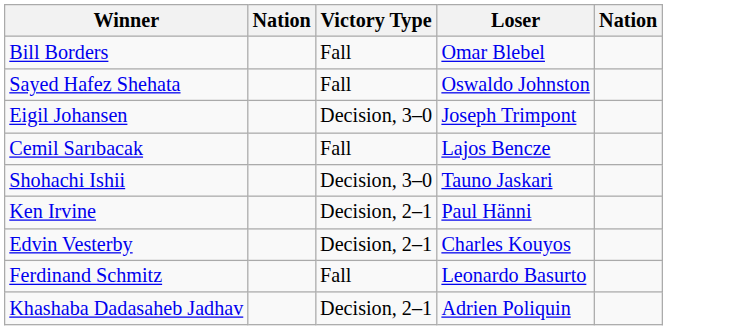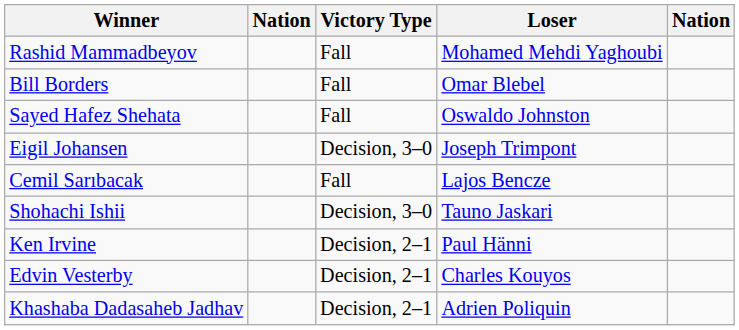+ row: (103, 52)
- row: (86, 276)
